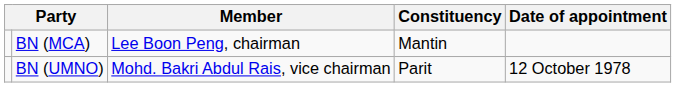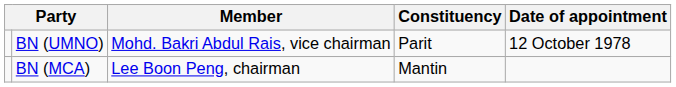rows swapped: (53, 43) <-> (60, 69)
